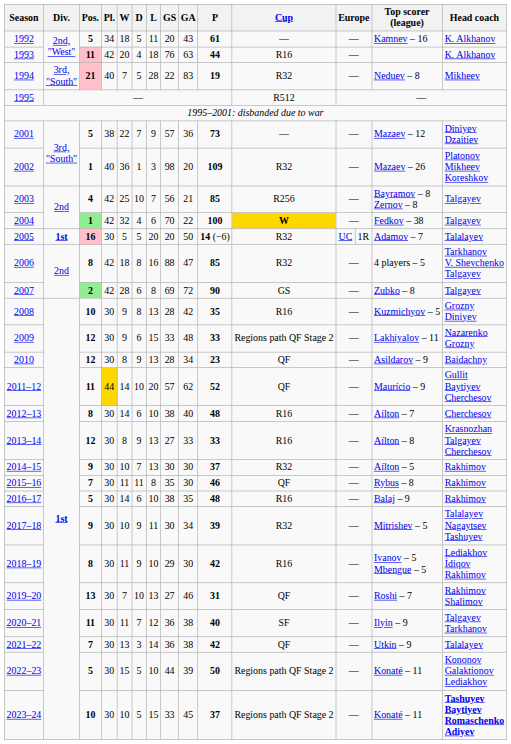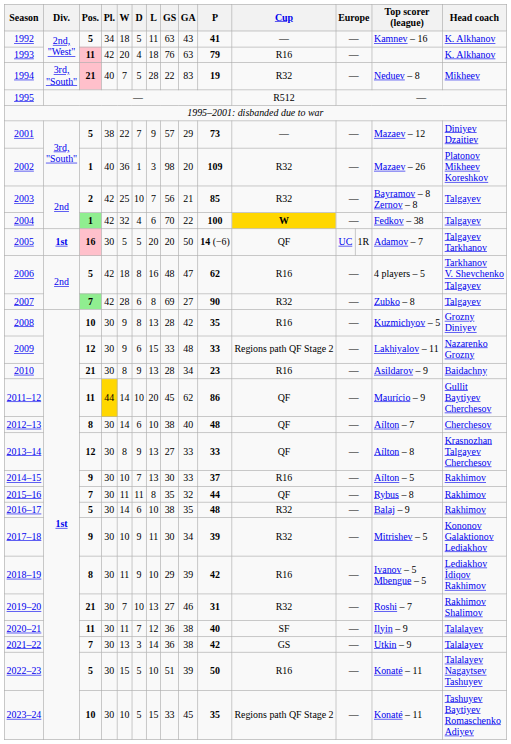(170, 39) 20 -> (170, 39) 63
(215, 39) 61 -> (215, 39) 41
(215, 54) 44 -> (215, 54) 79
(188, 134) 36 -> (188, 134) 29
(90, 199) 4 -> (90, 199) 2
(284, 199) R256 -> (284, 199) R32
(284, 236) R32 -> (284, 242) QF
(464, 236) Talalayev -> (466, 242) Talgayev Tarkhanov
(90, 263) 8 -> (90, 274) 5
(170, 263) 88 -> (170, 274) 48
(215, 263) 85 -> (215, 274) 62
(284, 263) R32 -> (284, 274) R16
(90, 290) 2 -> (90, 301) 7
(188, 290) 72 -> (188, 301) 27
(284, 290) GS -> (284, 301) R32
(90, 359) 12 -> (90, 371) 21
(284, 359) QF -> (284, 371) R16
(170, 386) 57 -> (170, 398) 45
(215, 386) 52 -> (215, 398) 86
(284, 413) R16 -> (284, 424) QF
(284, 440) R16 -> (284, 451) QF
(188, 467) 30 -> (188, 478) 33
(284, 467) R32 -> (284, 478) R16
(188, 483) 30 -> (188, 494) 32
(215, 483) 46 -> (215, 494) 44
(284, 498) R16 -> (284, 510) R32
(466, 525) Talalayev Nagaytsev Tashuyev -> (469, 537) Kononov Galaktionov Lediakhov
(188, 563) 30 -> (188, 575) 39
(90, 596) 13 -> (90, 607) 21
(284, 596) QF -> (284, 607) R32
(466, 623) Talgayev Tarkhanov -> (464, 628) Talalayev
(284, 644) QF -> (284, 644) GS
(170, 671) 44 -> (170, 671) 51
(284, 671) Regions path QF Stage 2 -> (284, 671) R16
(469, 671) Kononov Galaktionov Lediakhov -> (466, 671) Talalayev Nagaytsev Tashuyev
(215, 715) 37 -> (215, 715) 35
(474, 715) bold -> (473, 715) normal
